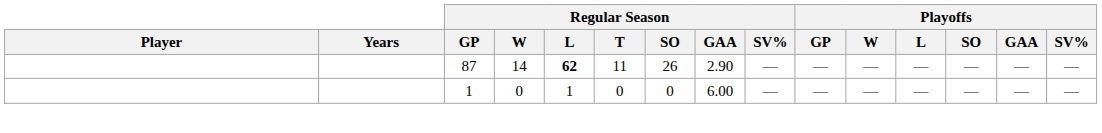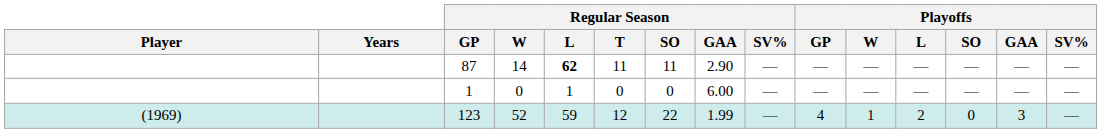(670, 66) 26 -> (670, 66) 11
+ row: (469, 116)
